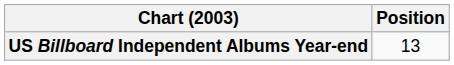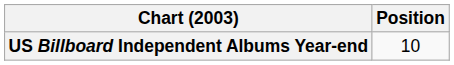(411, 45) 13 -> (411, 45) 10
